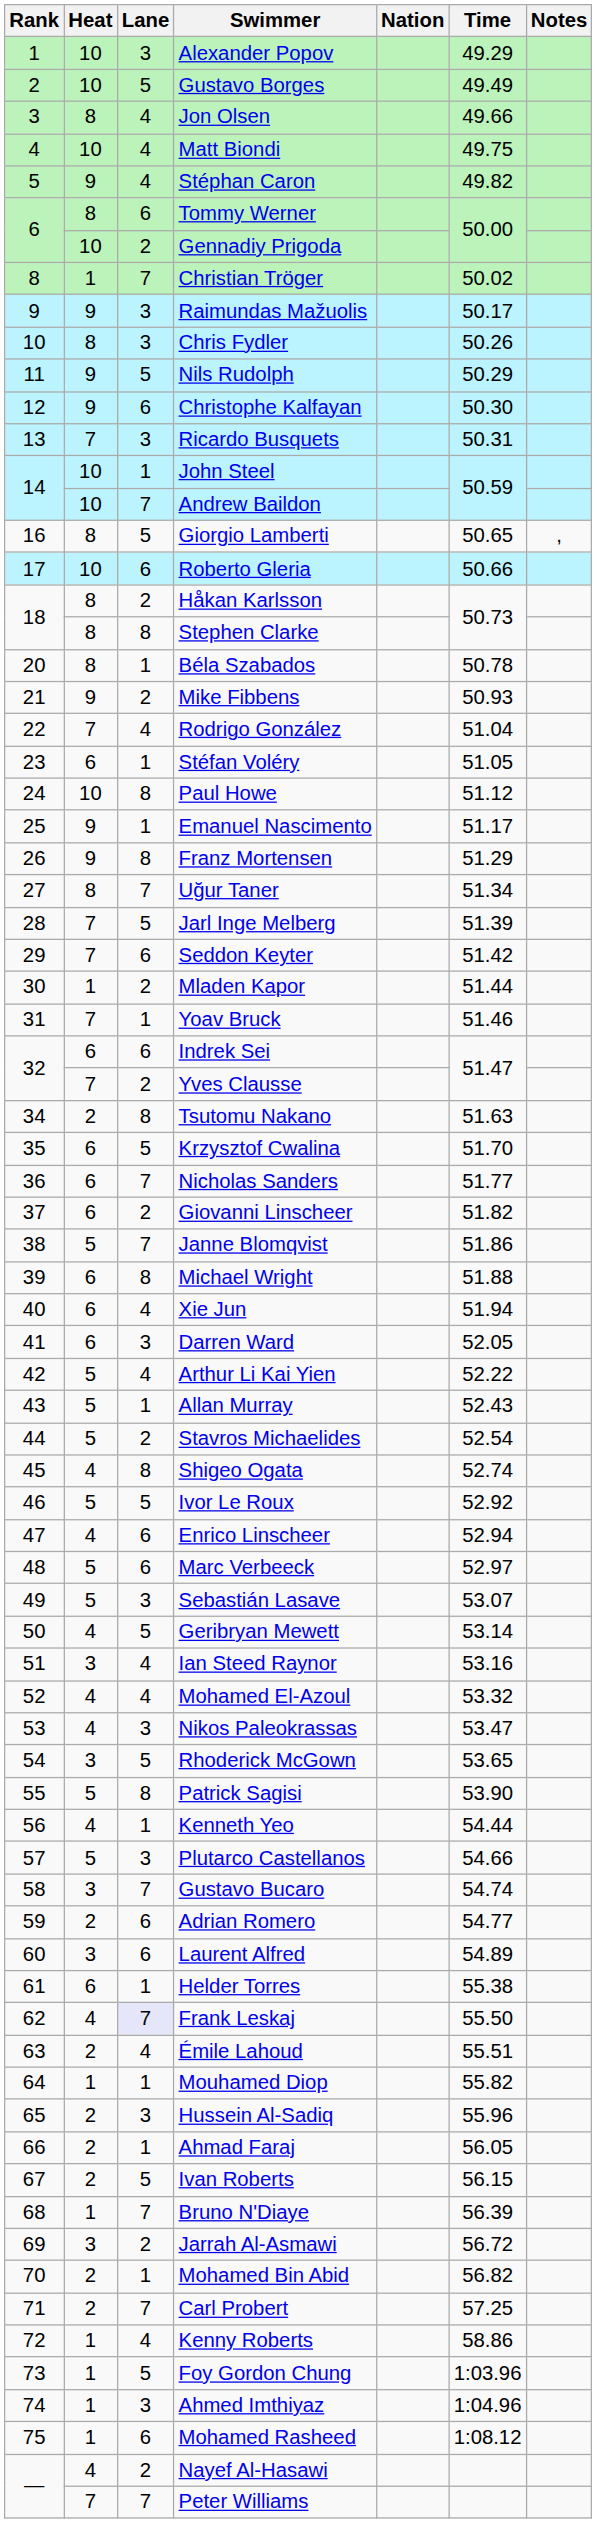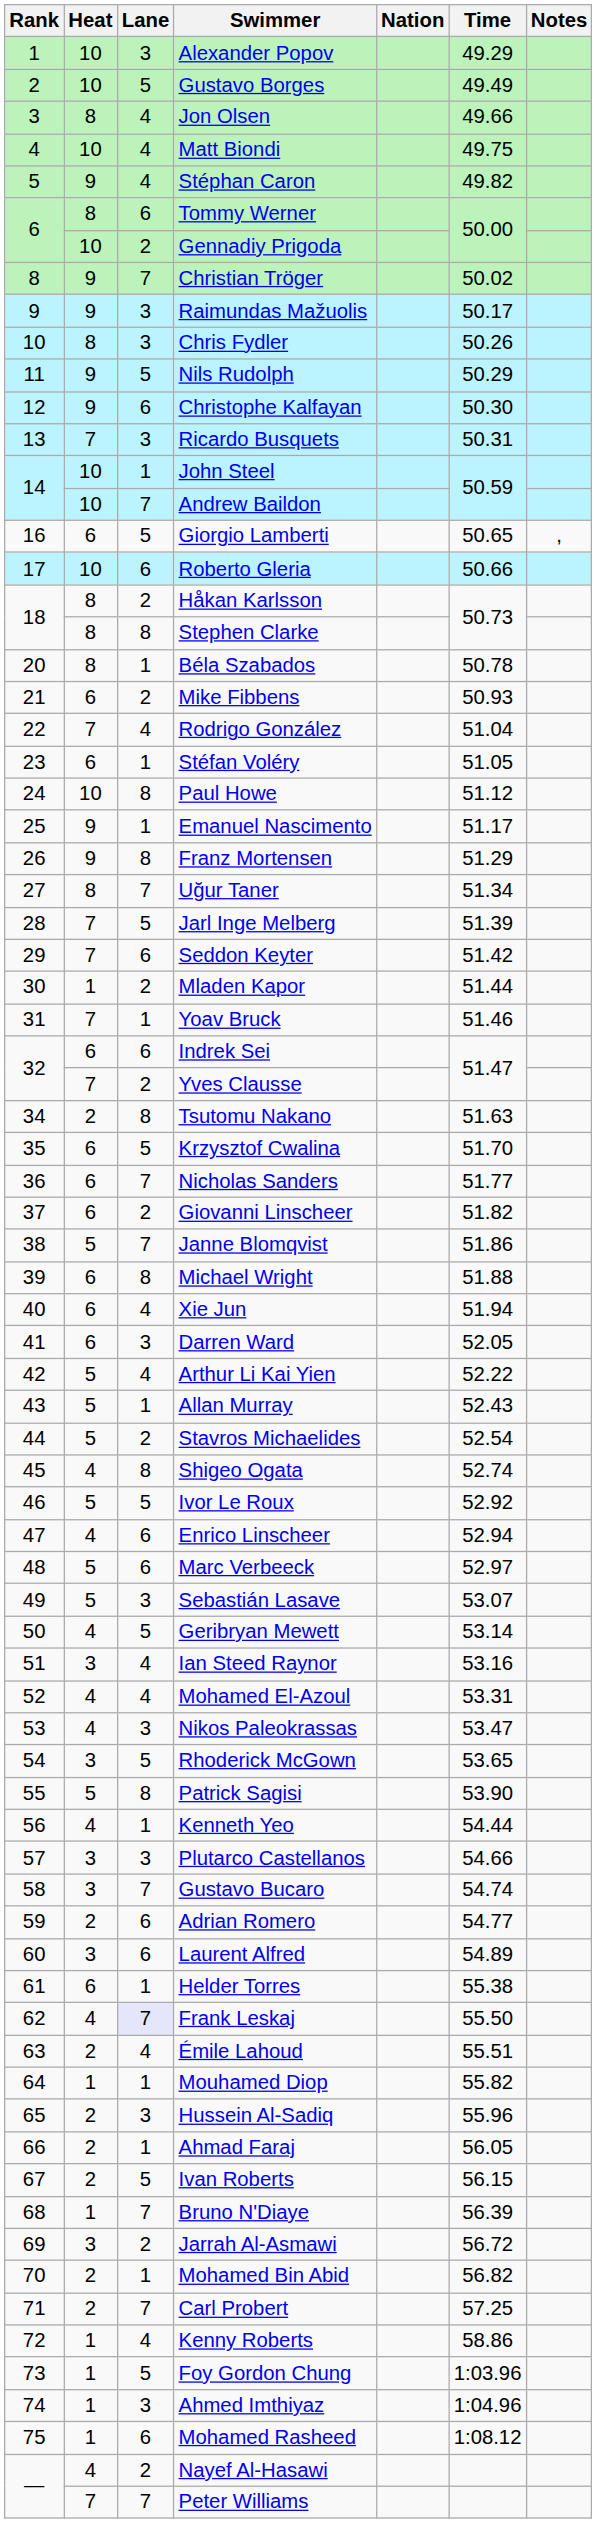(90, 278) 1 -> (90, 278) 9
(90, 536) 8 -> (90, 536) 6
(90, 697) 9 -> (90, 697) 6
(488, 1696) 53.32 -> (488, 1696) 53.31
(90, 1857) 5 -> (90, 1857) 3
